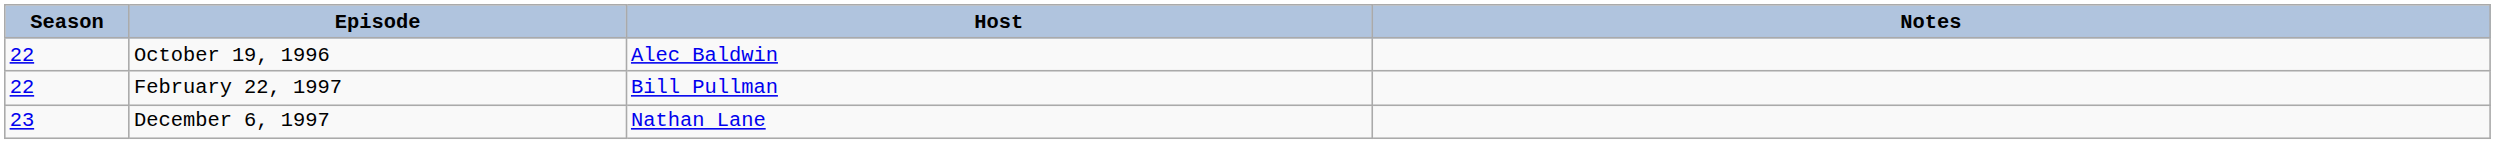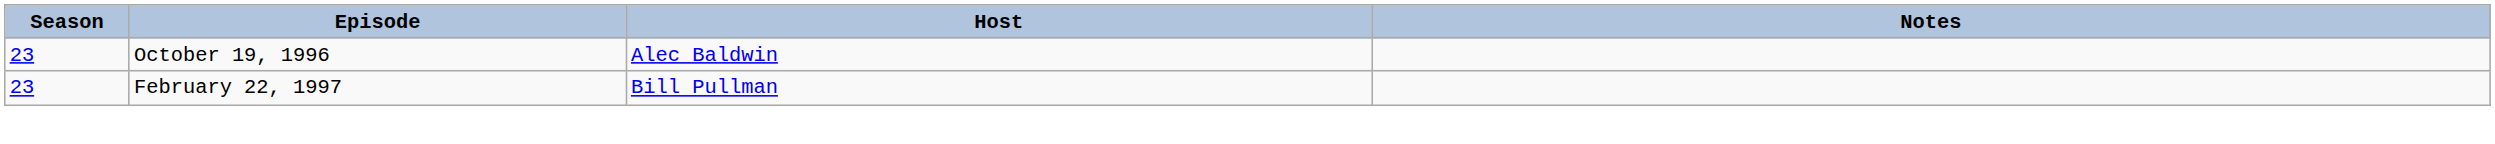(22, 55) 22 -> (22, 55) 23
(22, 88) 22 -> (22, 88) 23
- row: (232, 121)
